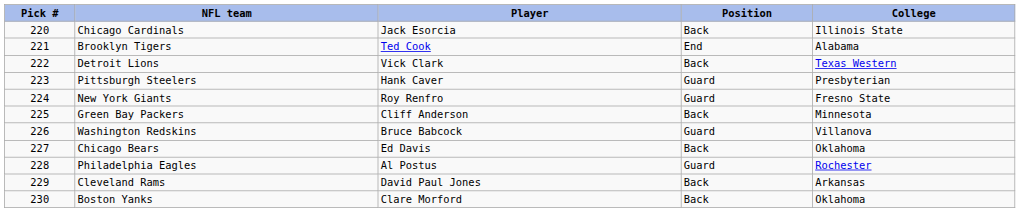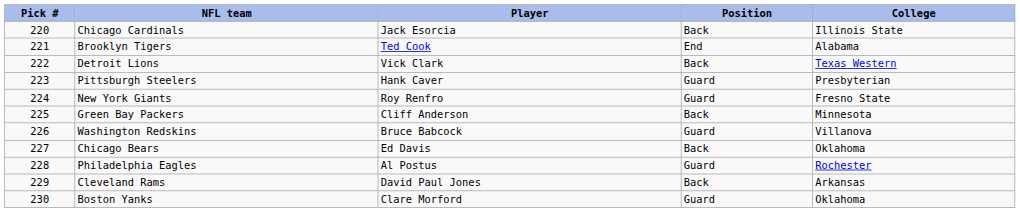(696, 199) Back -> (699, 199) Guard
